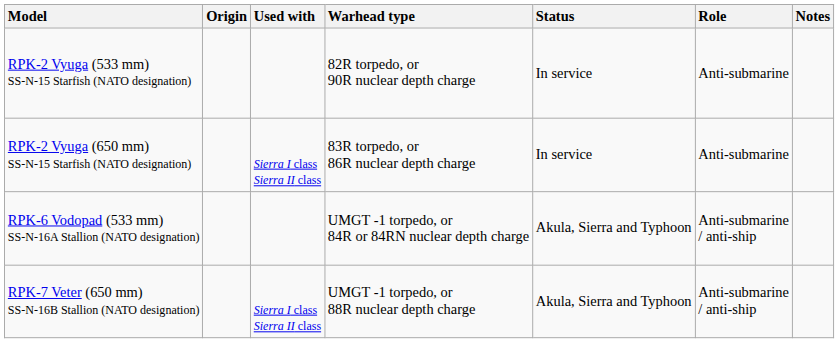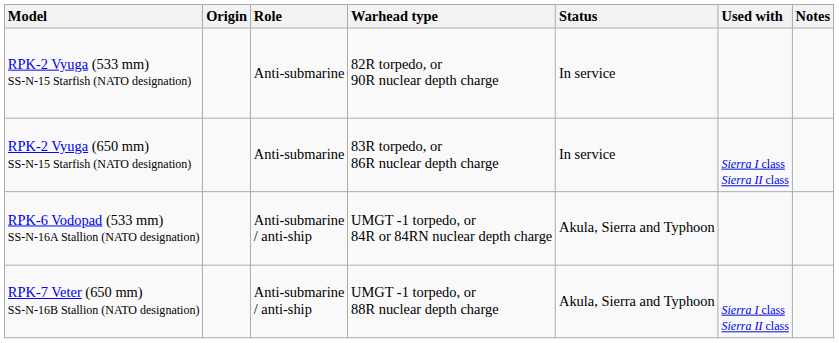columns swapped: (712, 15) <-> (284, 15)
